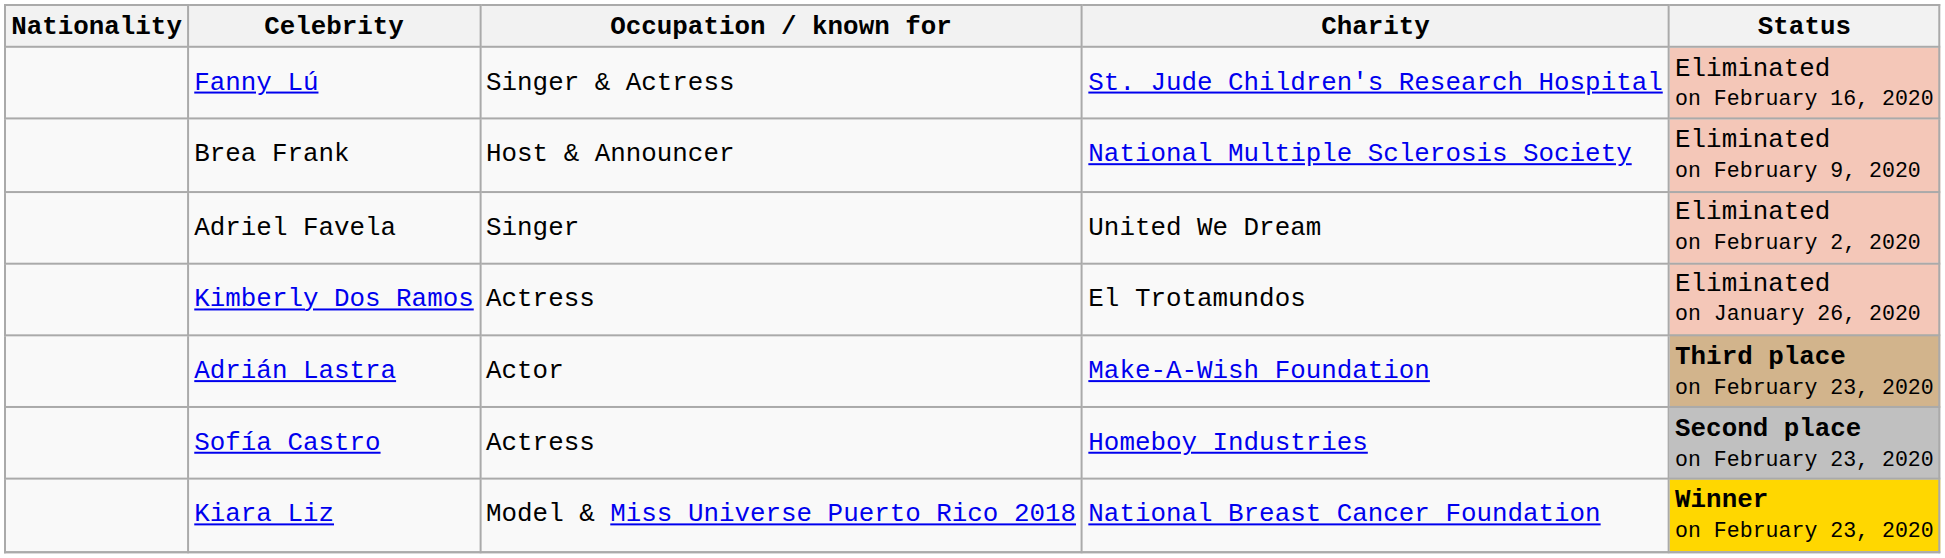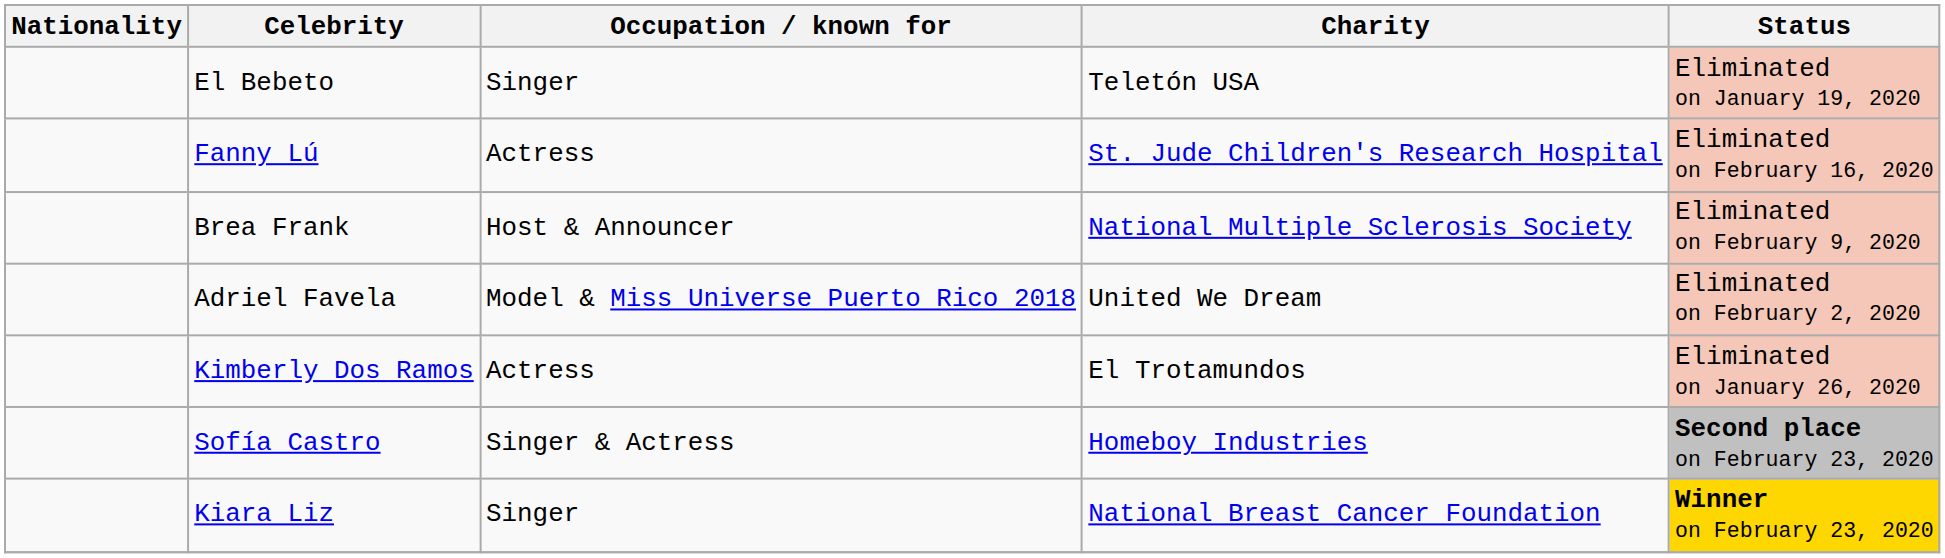+ row: (264, 83)
(610, 83) Singer & Actress -> (540, 155) Actress
(533, 227) Singer -> (781, 299) Model & Miss Universe Puerto Rico 2018
- row: (295, 371)
(540, 443) Actress -> (610, 443) Singer & Actress
(781, 515) Model & Miss Universe Puerto Rico 2018 -> (533, 515) Singer
